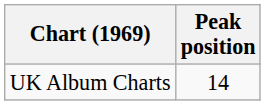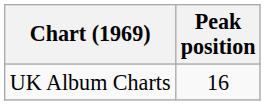(218, 81) 14 -> (218, 81) 16
